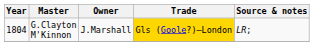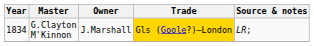(17, 30) 1804 -> (17, 30) 1834
